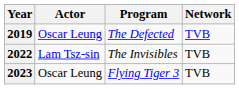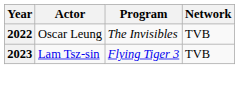- row: (20, 34)
(69, 53) Lam Tsz-sin -> (70, 34) Oscar Leung
(70, 73) Oscar Leung -> (69, 53) Lam Tsz-sin
